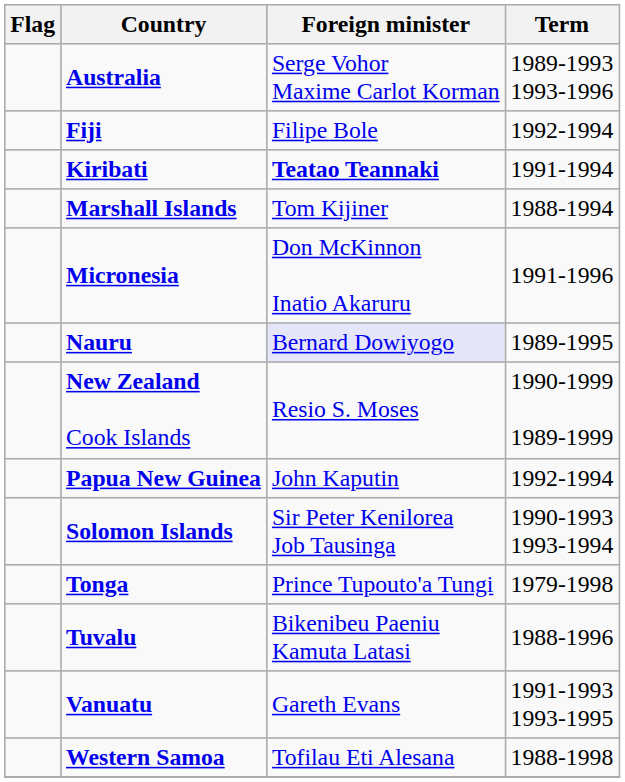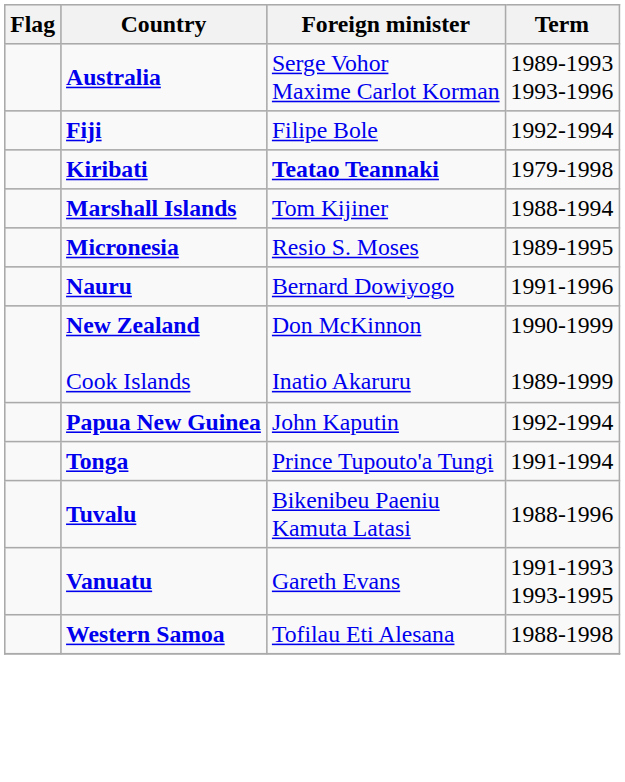(562, 169) 1991-1994 -> (562, 169) 1979-1998
(347, 275) Don McKinnon Inatio Akaruru -> (345, 247) Resio S. Moses
(562, 275) 1991-1996 -> (562, 247) 1989-1995
(363, 343) lavender background -> (363, 286) no background
(562, 343) 1989-1995 -> (562, 286) 1991-1996
(345, 410) Resio S. Moses -> (347, 354) Don McKinnon Inatio Akaruru
- row: (149, 530)
(562, 583) 1979-1998 -> (562, 460) 1991-1994
